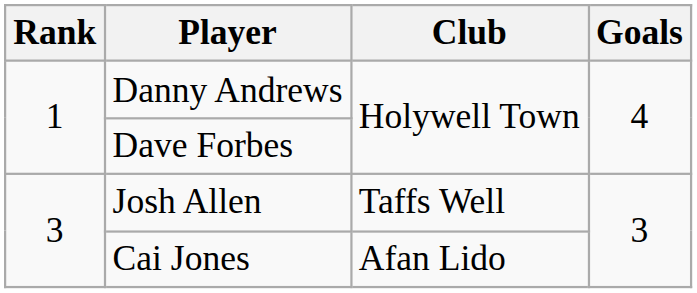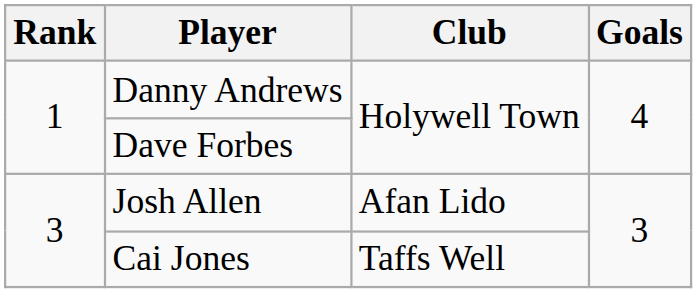(432, 201) Taffs Well -> (432, 201) Afan Lido
(432, 257) Afan Lido -> (432, 257) Taffs Well
